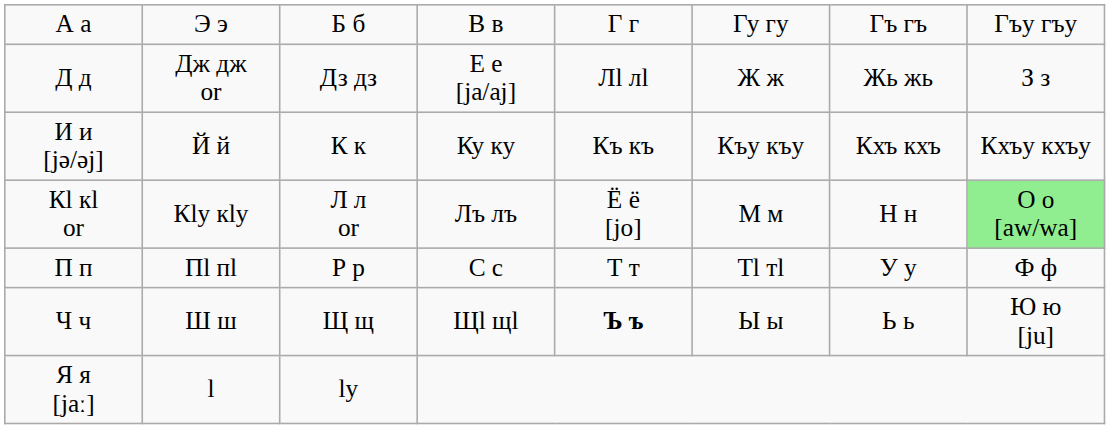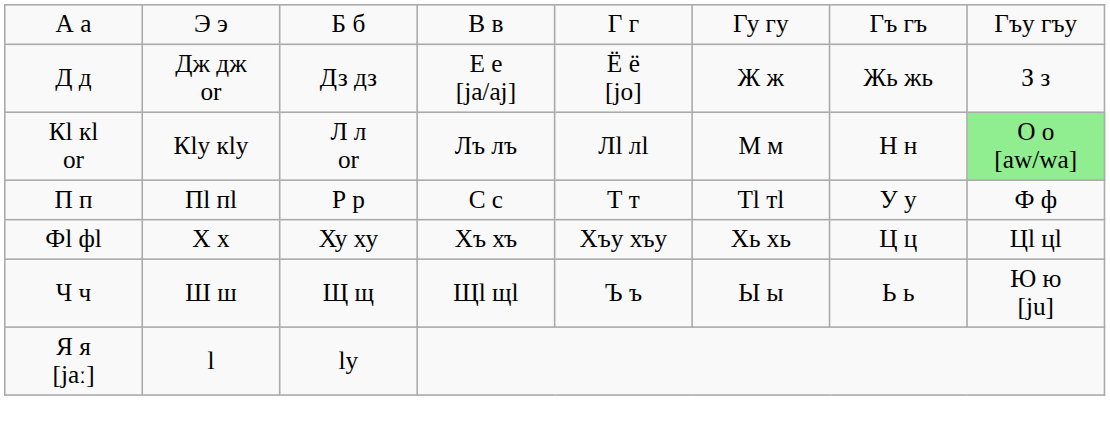(623, 77) Лӏ лӏ -> (623, 77) Ё ё [jo]
- row: (74, 145)
(623, 213) Ё ё [jo] -> (623, 145) Лӏ лӏ
+ row: (74, 239)
(623, 321) bold -> (623, 292) normal
